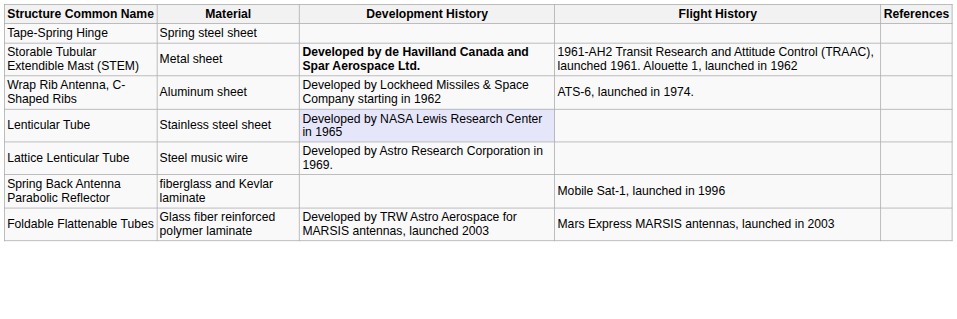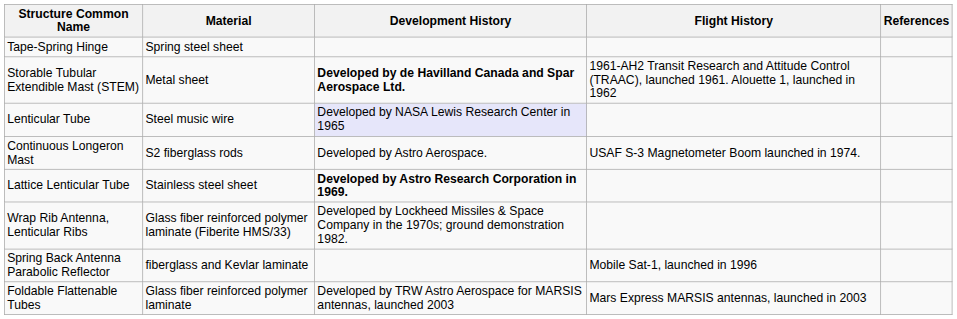- row: (66, 92)
(215, 125) Stainless steel sheet -> (190, 119) Steel music wire
+ row: (65, 152)
(204, 158) Steel music wire -> (201, 185) Stainless steel sheet
(423, 158) normal -> (447, 185) bold
+ row: (58, 225)
